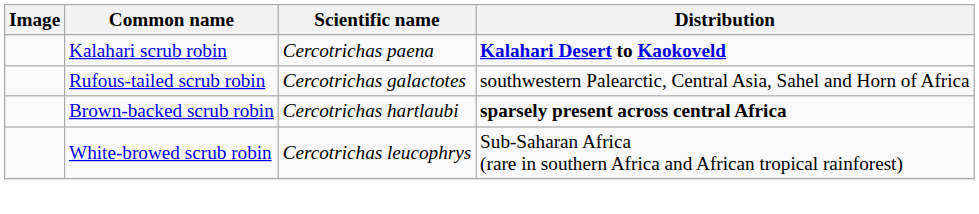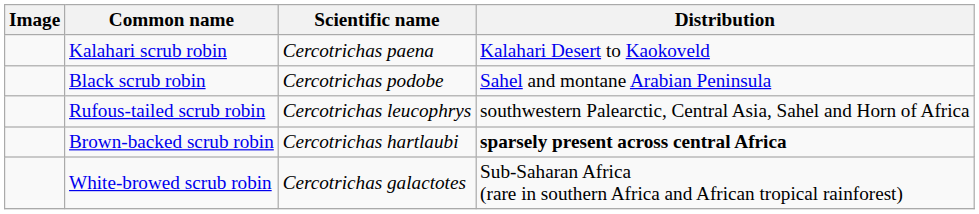(603, 50) bold -> (595, 50) normal
+ row: (137, 80)
(374, 80) Cercotrichas galactotes -> (377, 111) Cercotrichas leucophrys
(377, 152) Cercotrichas leucophrys -> (374, 182) Cercotrichas galactotes
